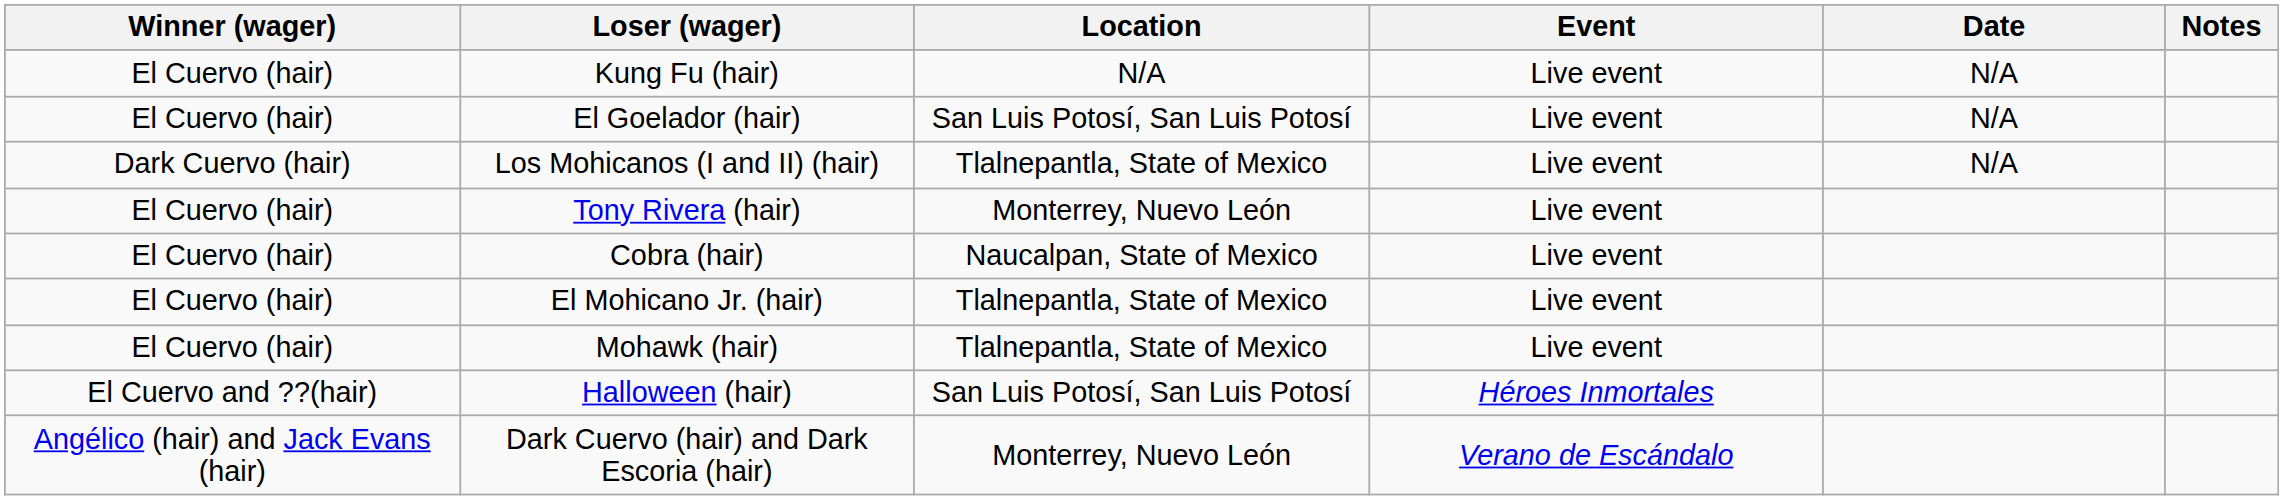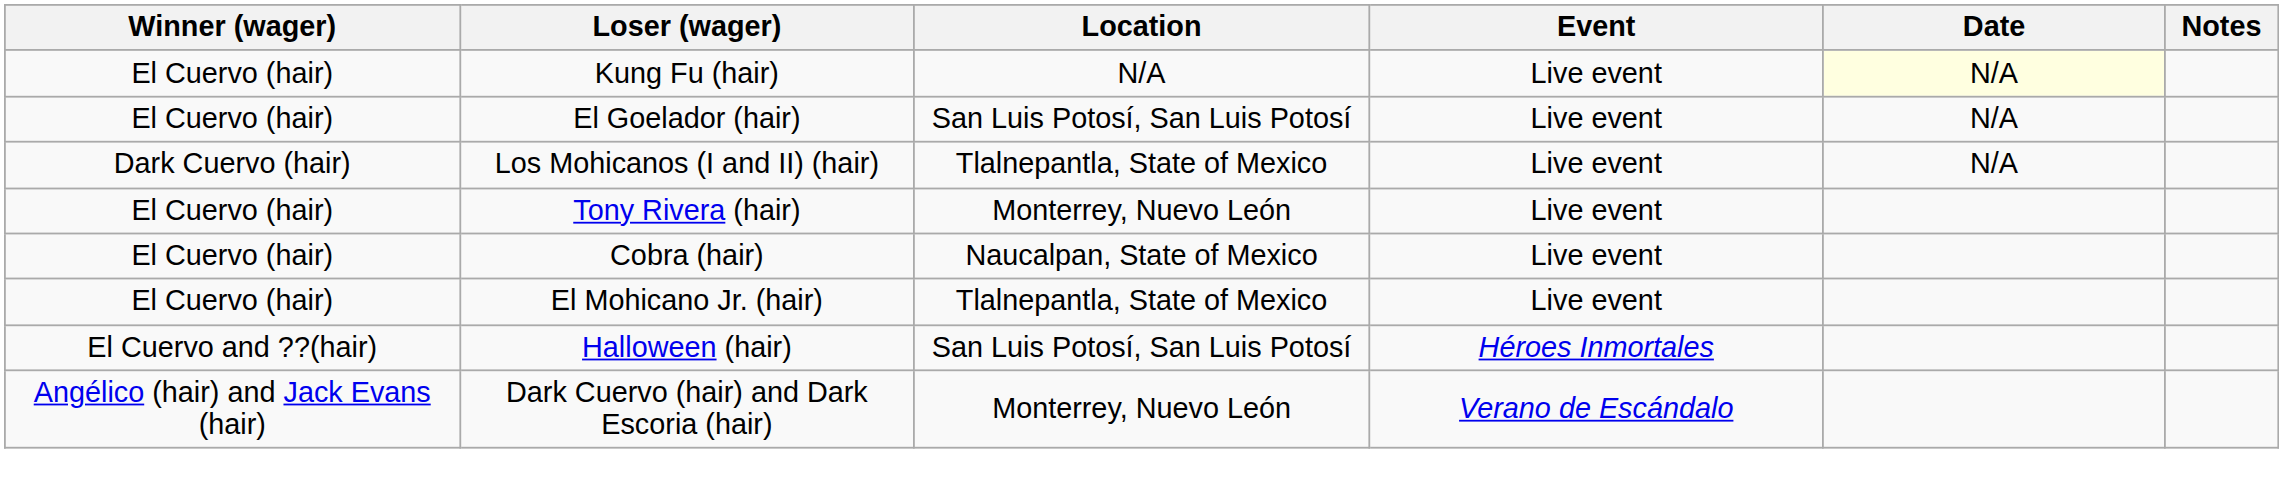(1994, 73) no background -> (1994, 73) lightyellow background
- row: (687, 347)
